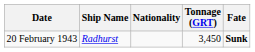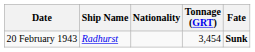(210, 39) 3,450 -> (210, 39) 3,454
